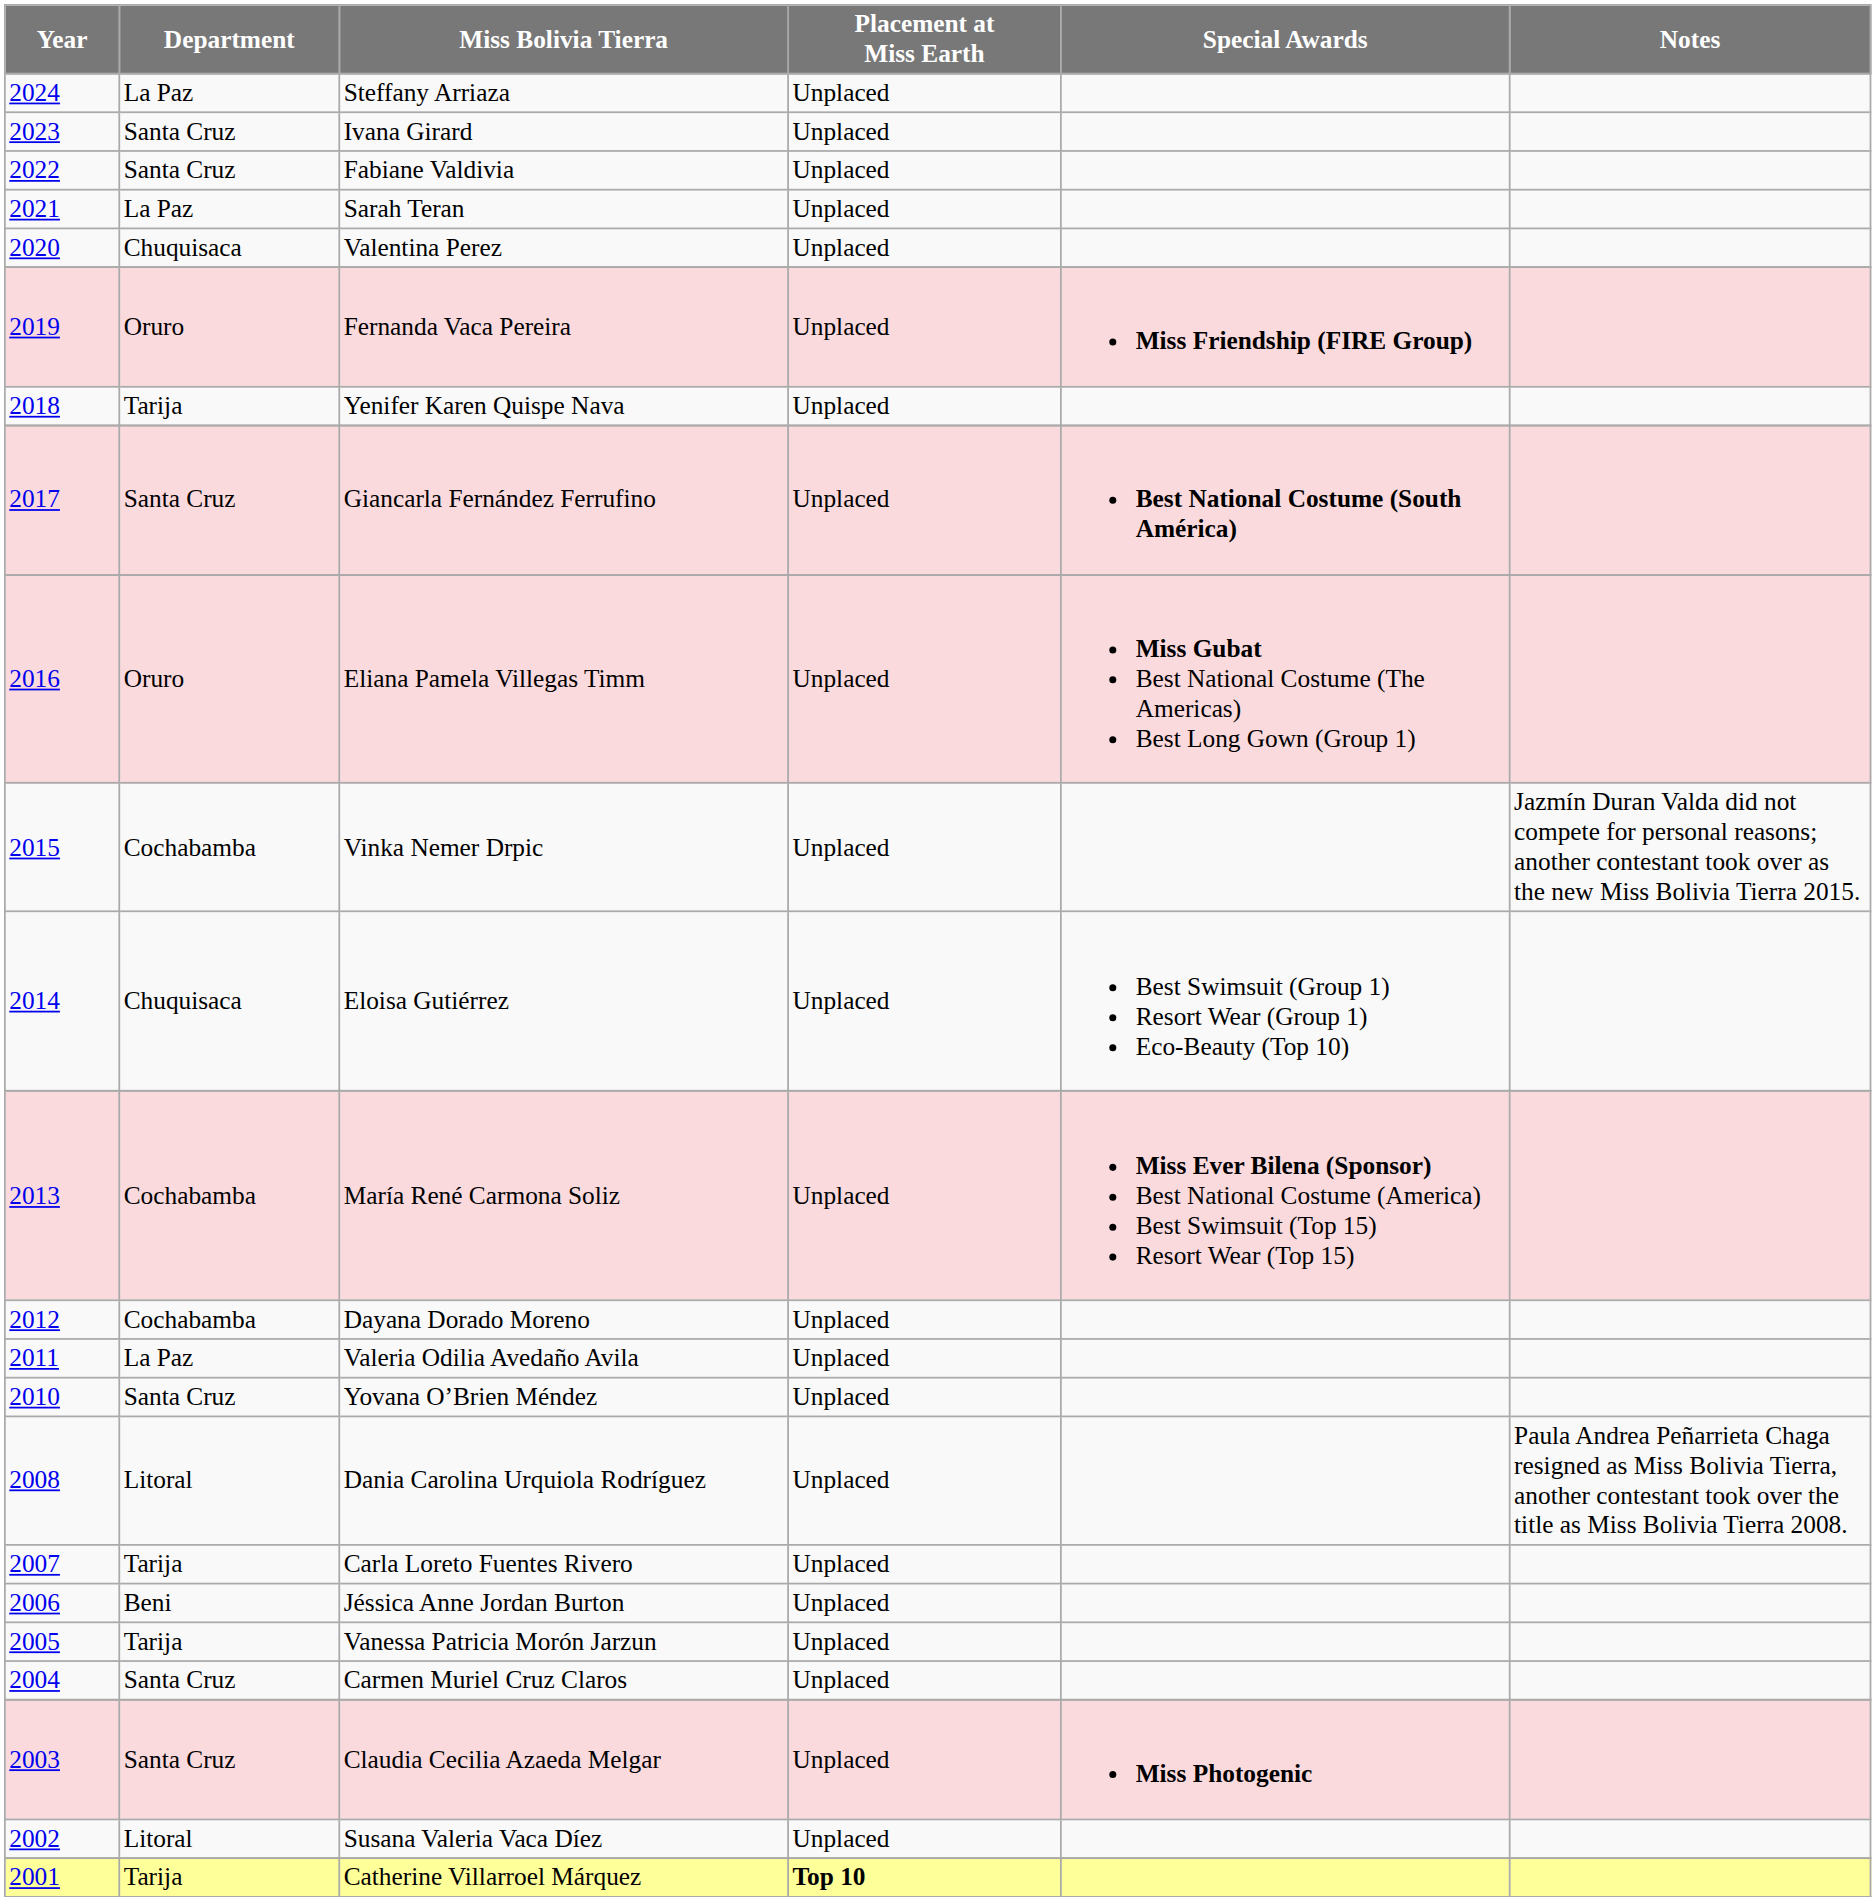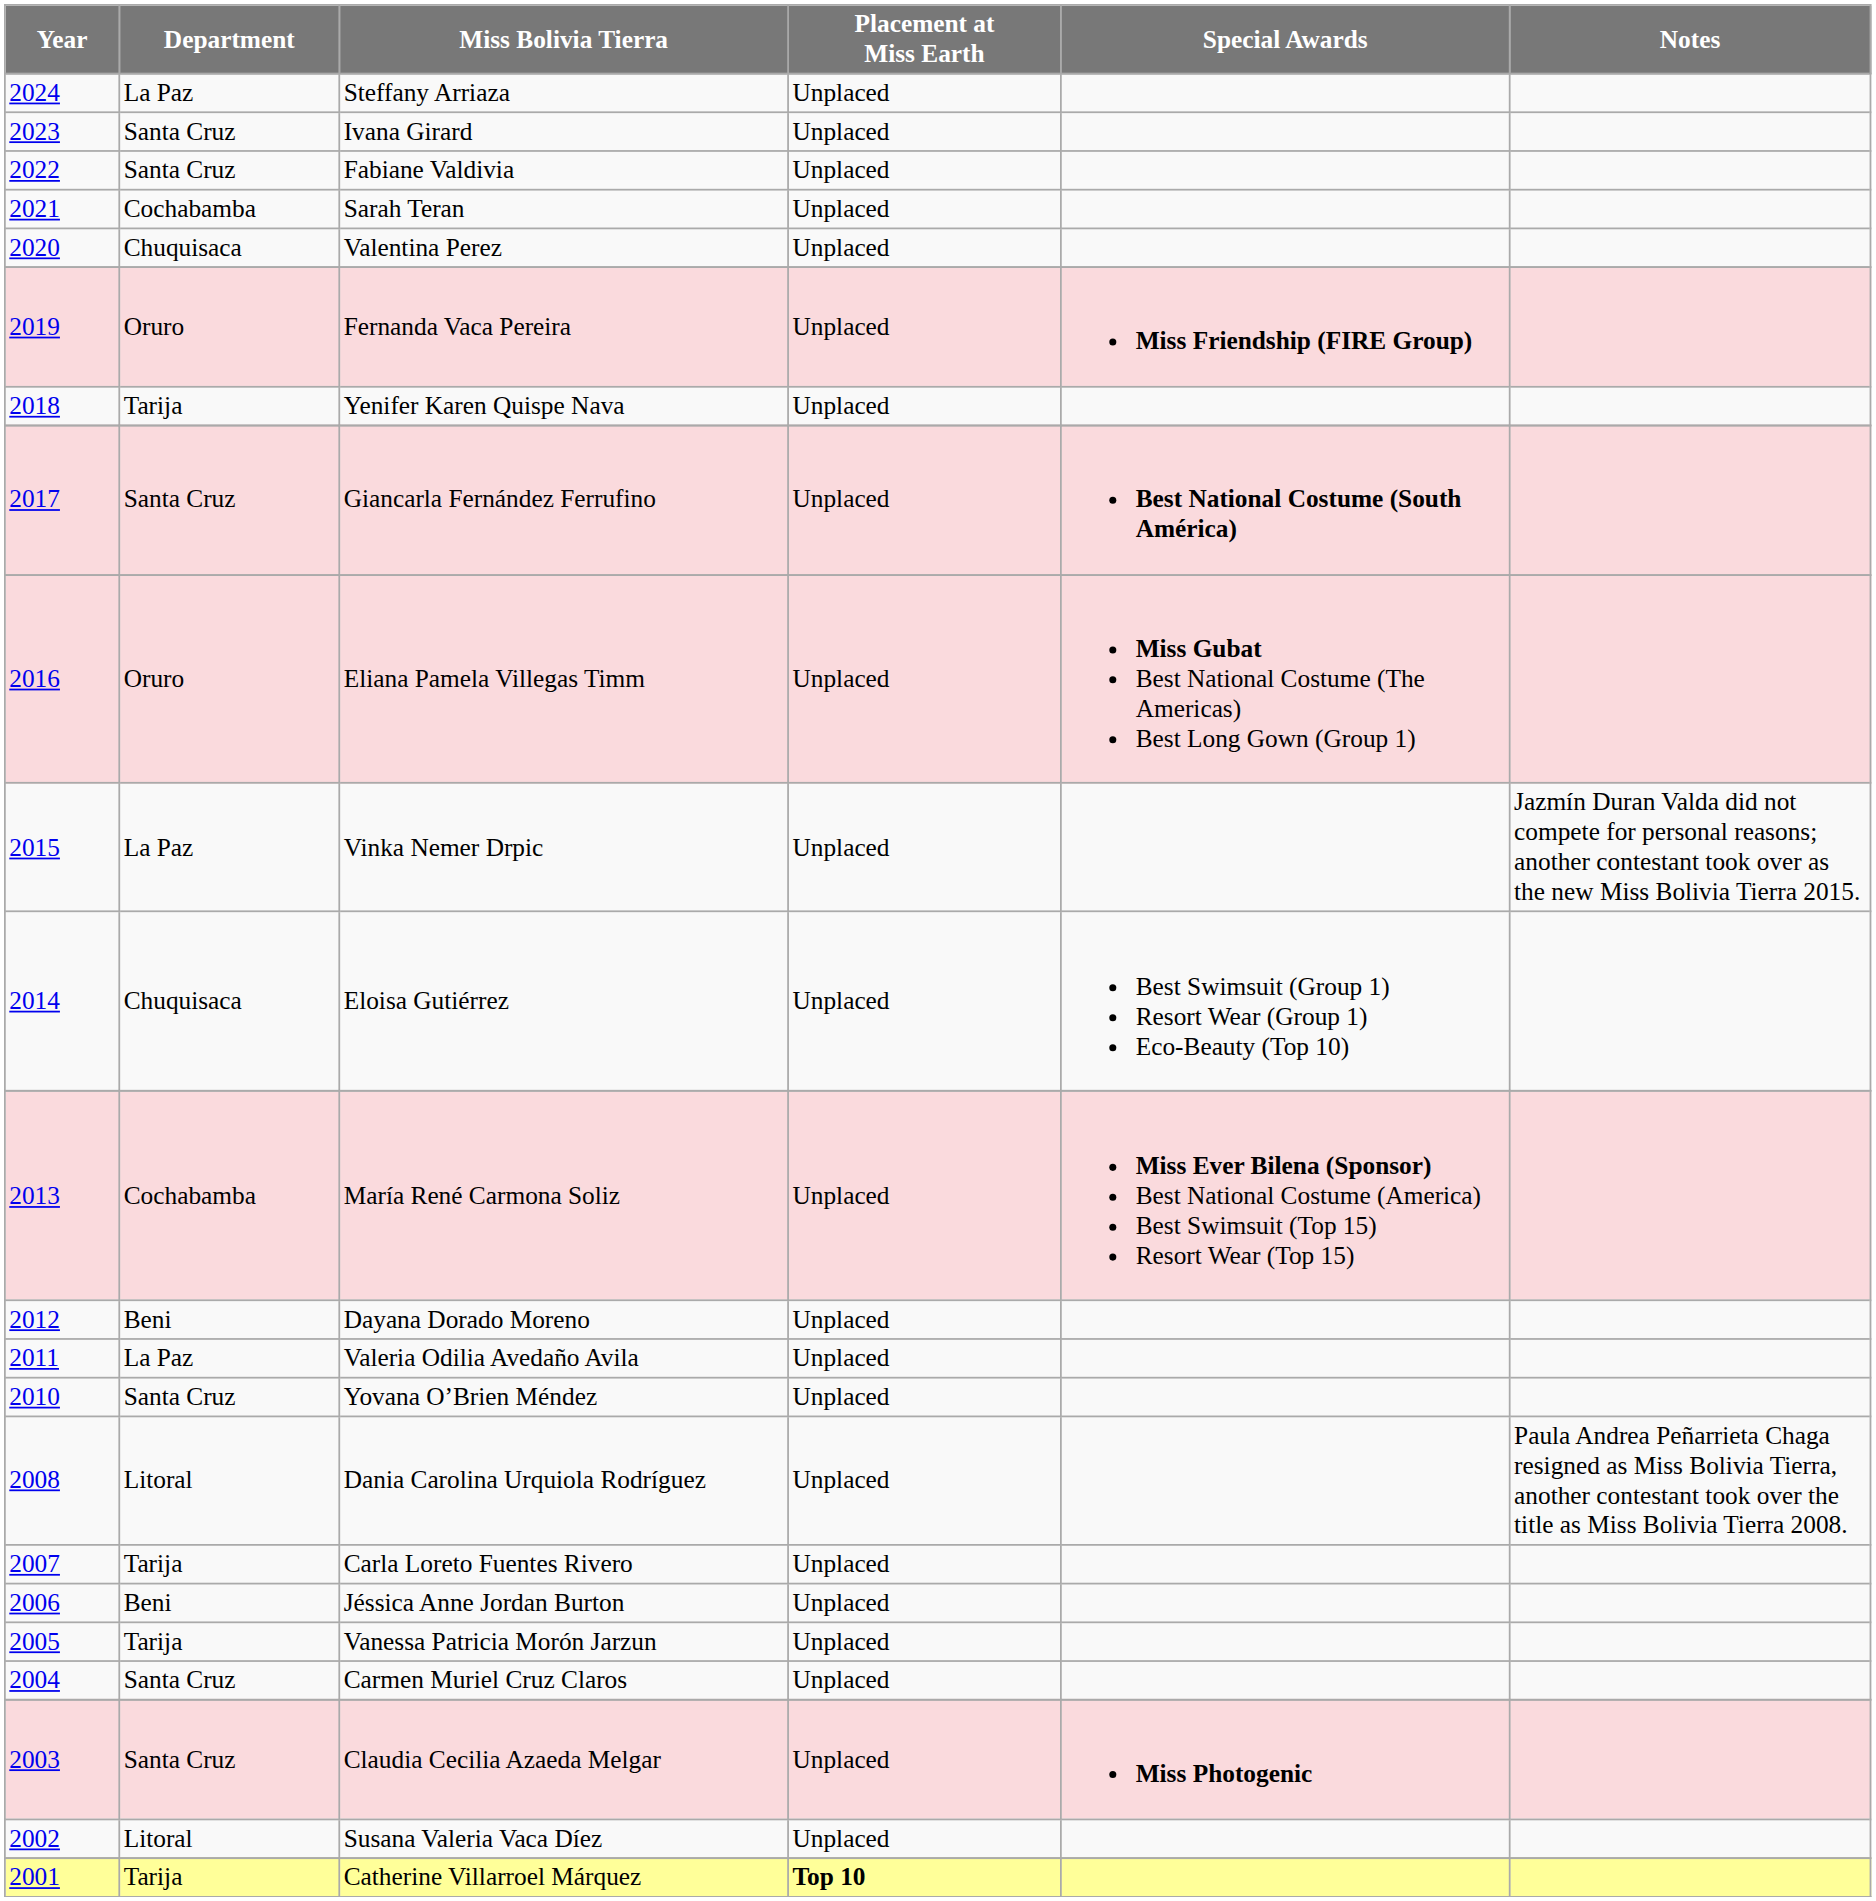(158, 208) La Paz -> (190, 208) Cochabamba
(190, 847) Cochabamba -> (158, 847) La Paz
(190, 1319) Cochabamba -> (148, 1319) Beni
